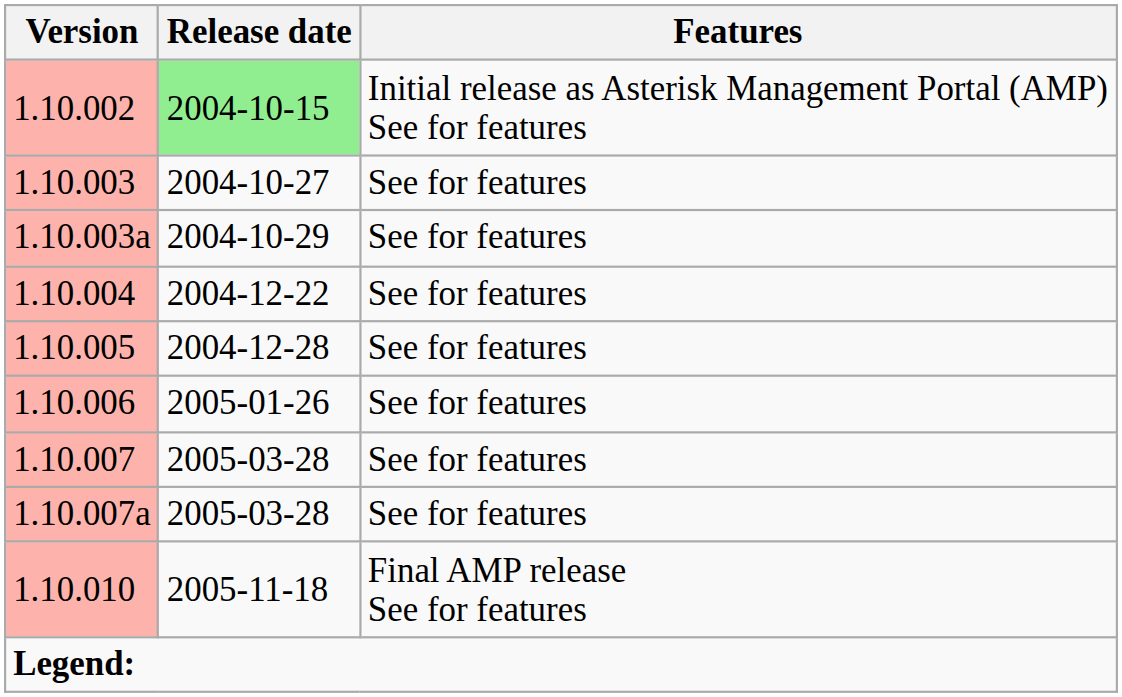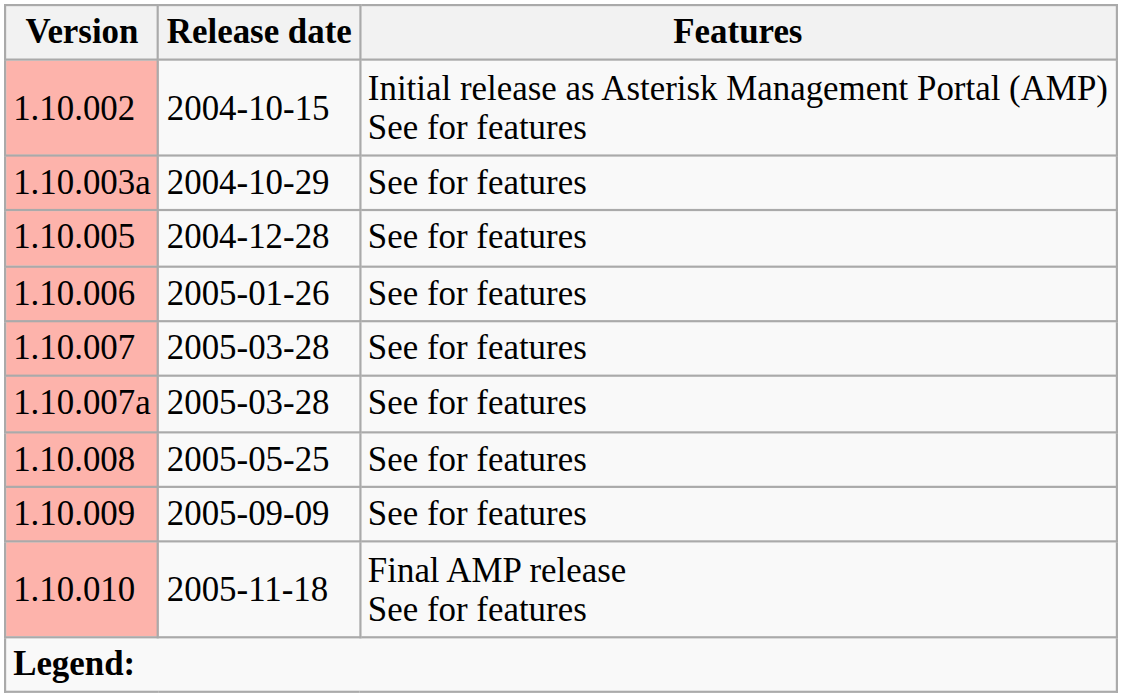(248, 107) lightgreen background -> (248, 107) no background
- row: (74, 182)
- row: (74, 292)
+ row: (74, 458)
+ row: (74, 513)
